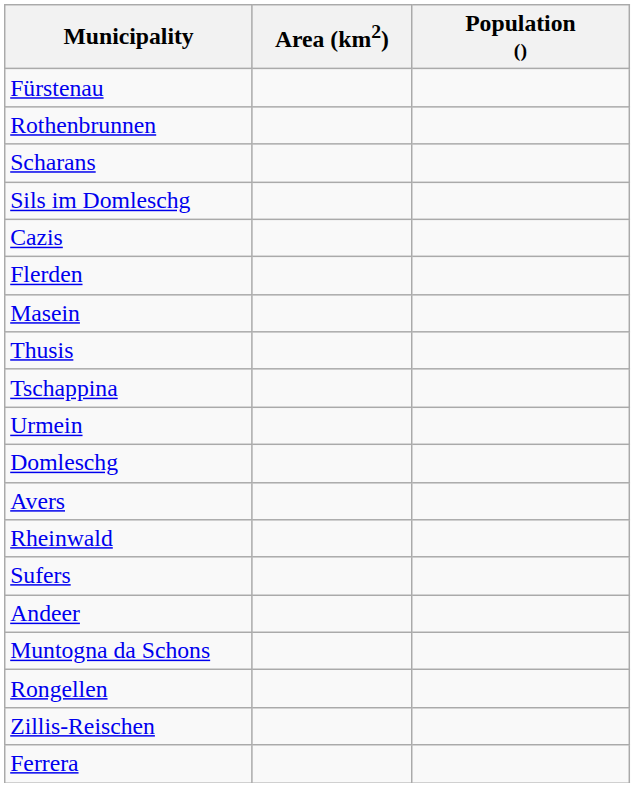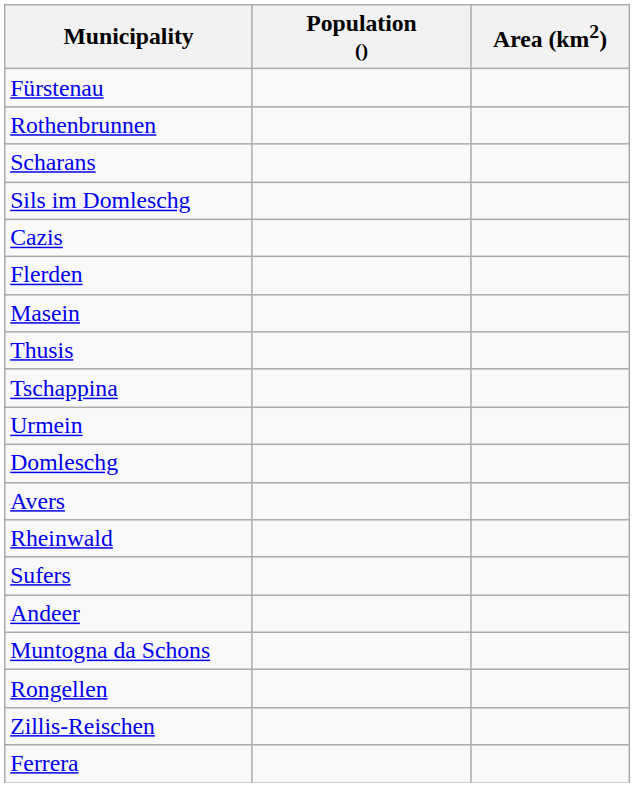columns swapped: (520, 36) <-> (332, 36)
